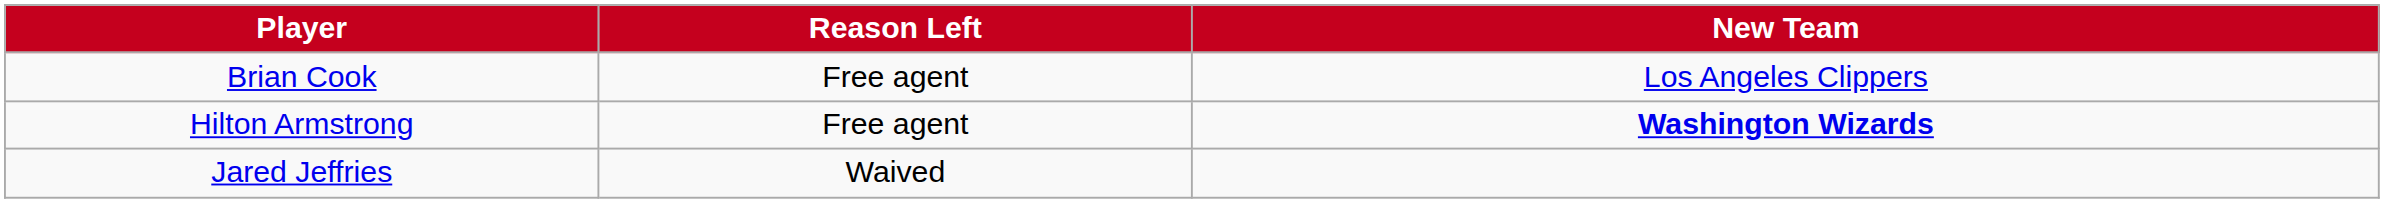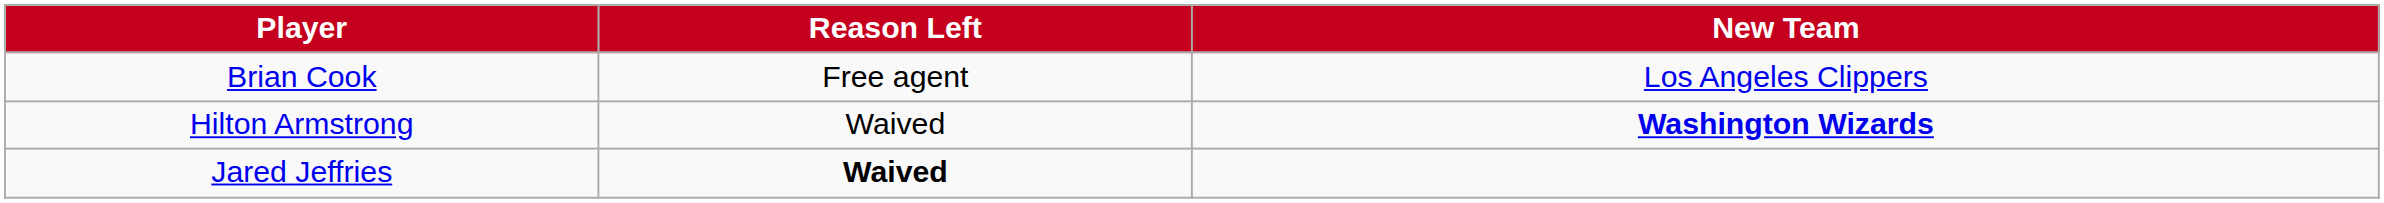(895, 124) Free agent -> (895, 124) Waived
(895, 172) normal -> (895, 172) bold
